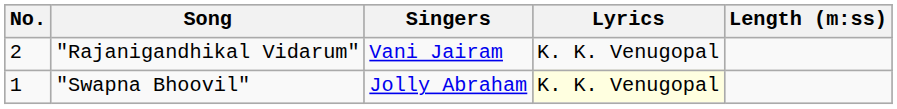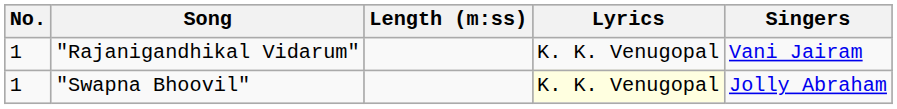columns swapped: (448, 22) <-> (808, 22)
(16, 54) 2 -> (16, 54) 1
